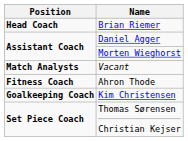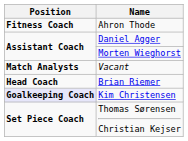rows swapped: (129, 25) <-> (127, 81)
(50, 95) no background -> (50, 95) lavender background
